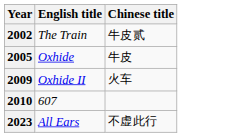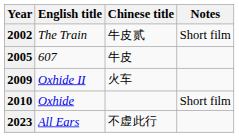+ column: (205, 14)
(56, 57) Oxhide -> (47, 57) 607
(47, 100) 607 -> (56, 100) Oxhide
